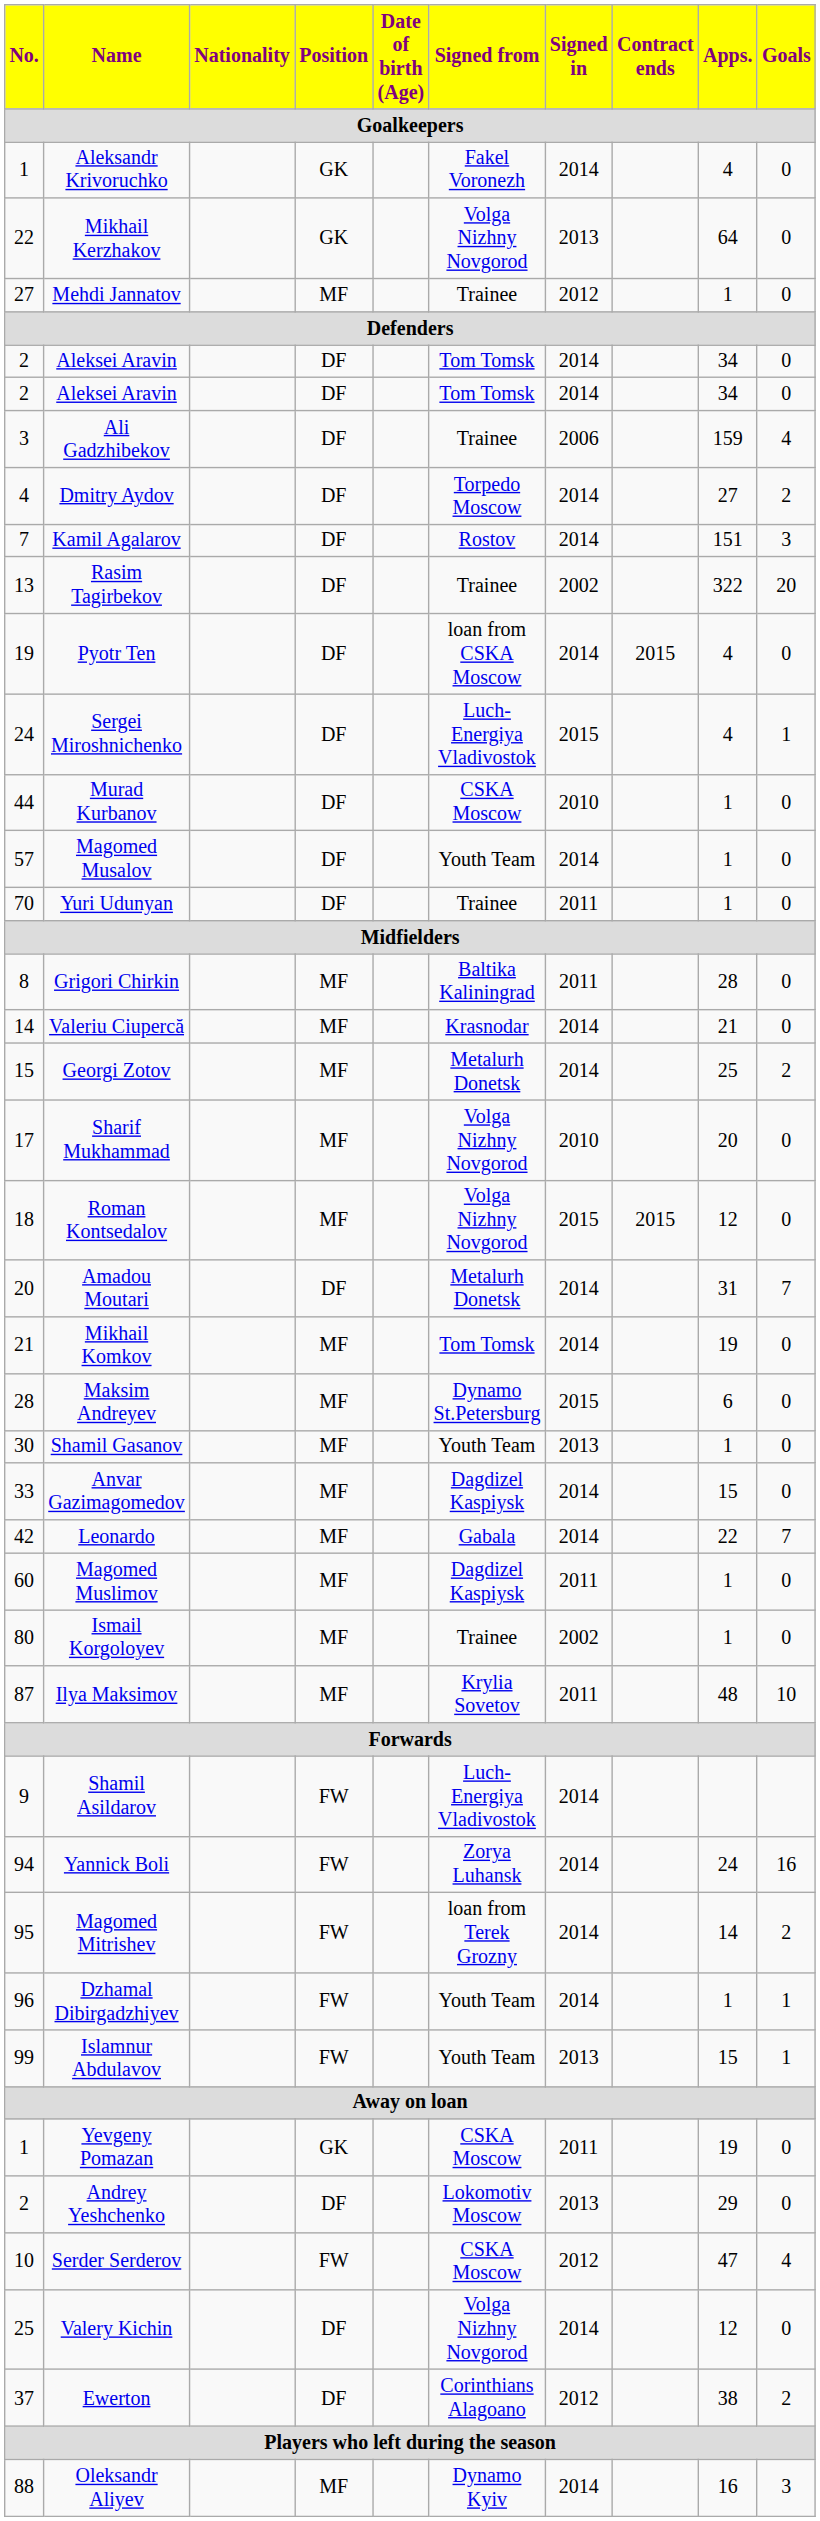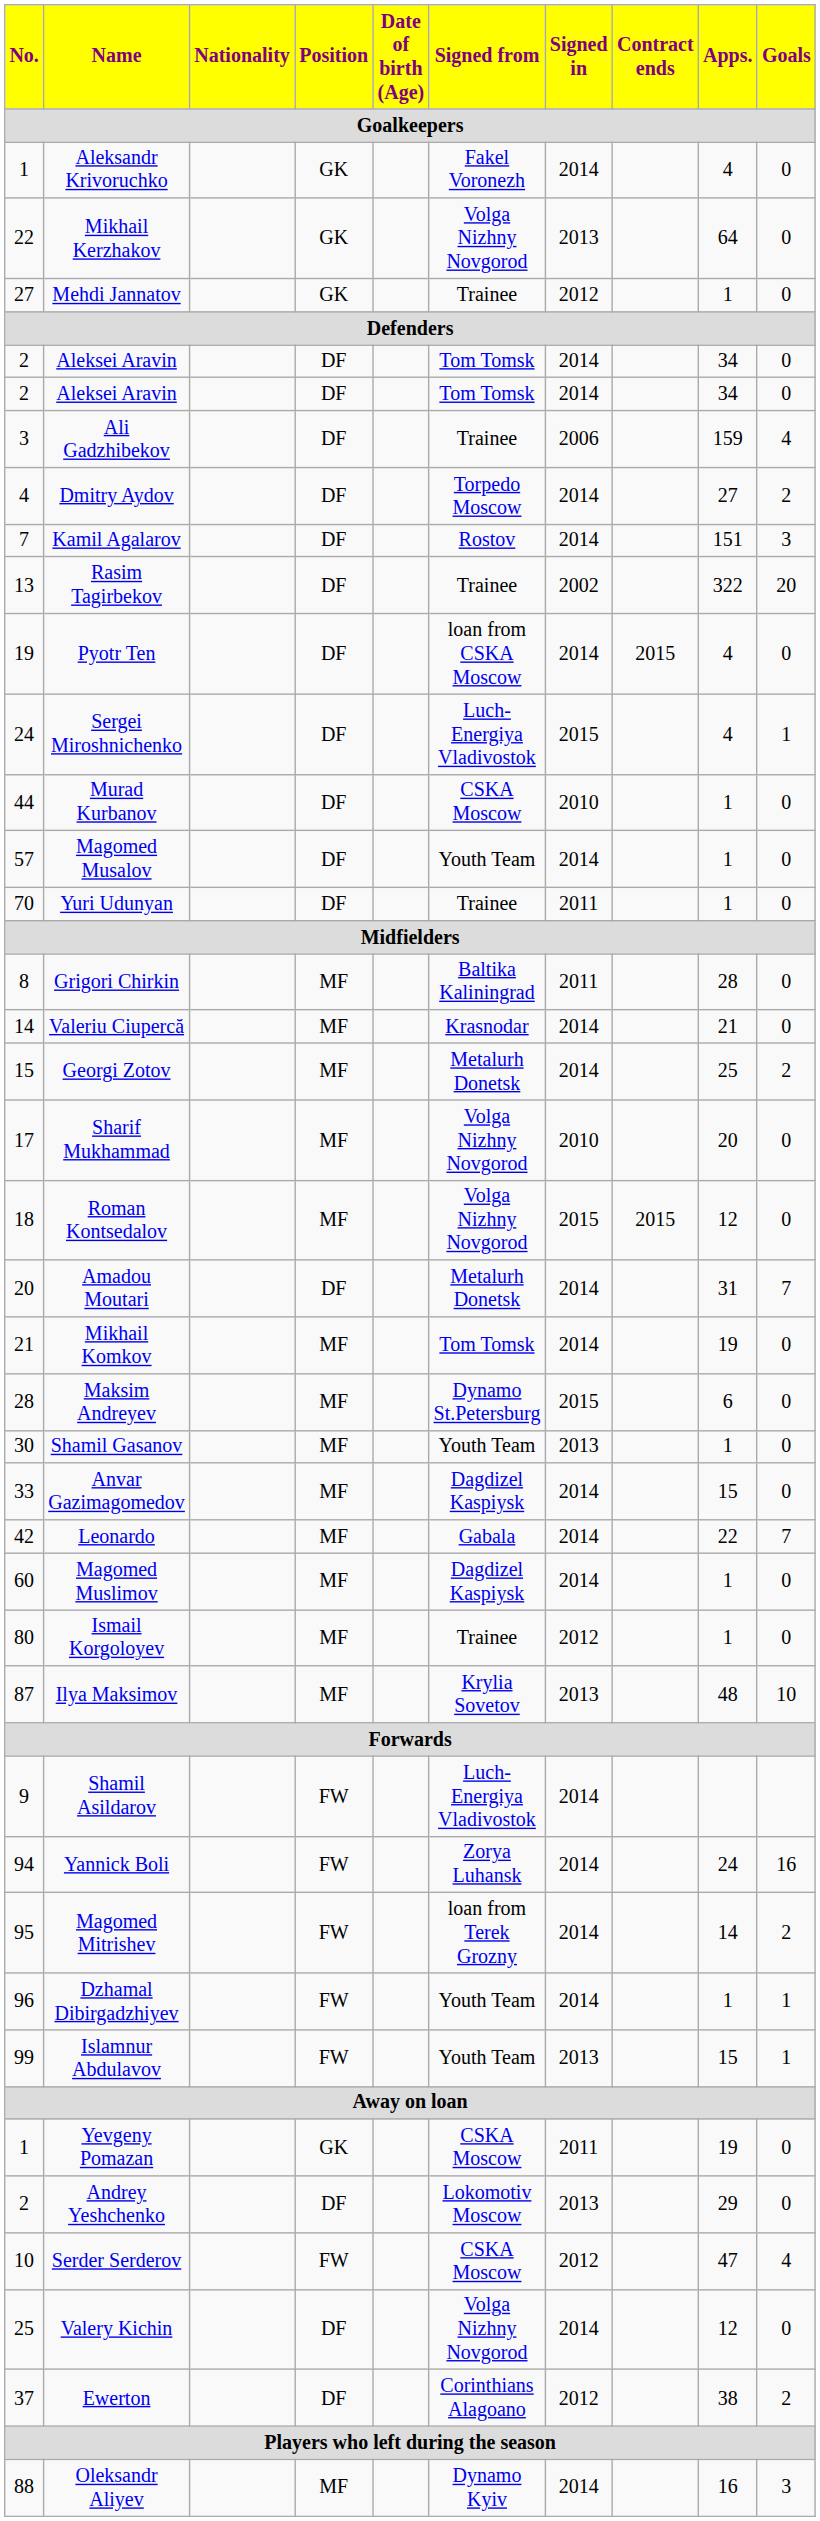(334, 295) MF -> (334, 295) GK
(579, 1581) 2011 -> (579, 1581) 2014
(579, 1637) 2002 -> (579, 1637) 2012
(579, 1694) 2011 -> (579, 1694) 2013
